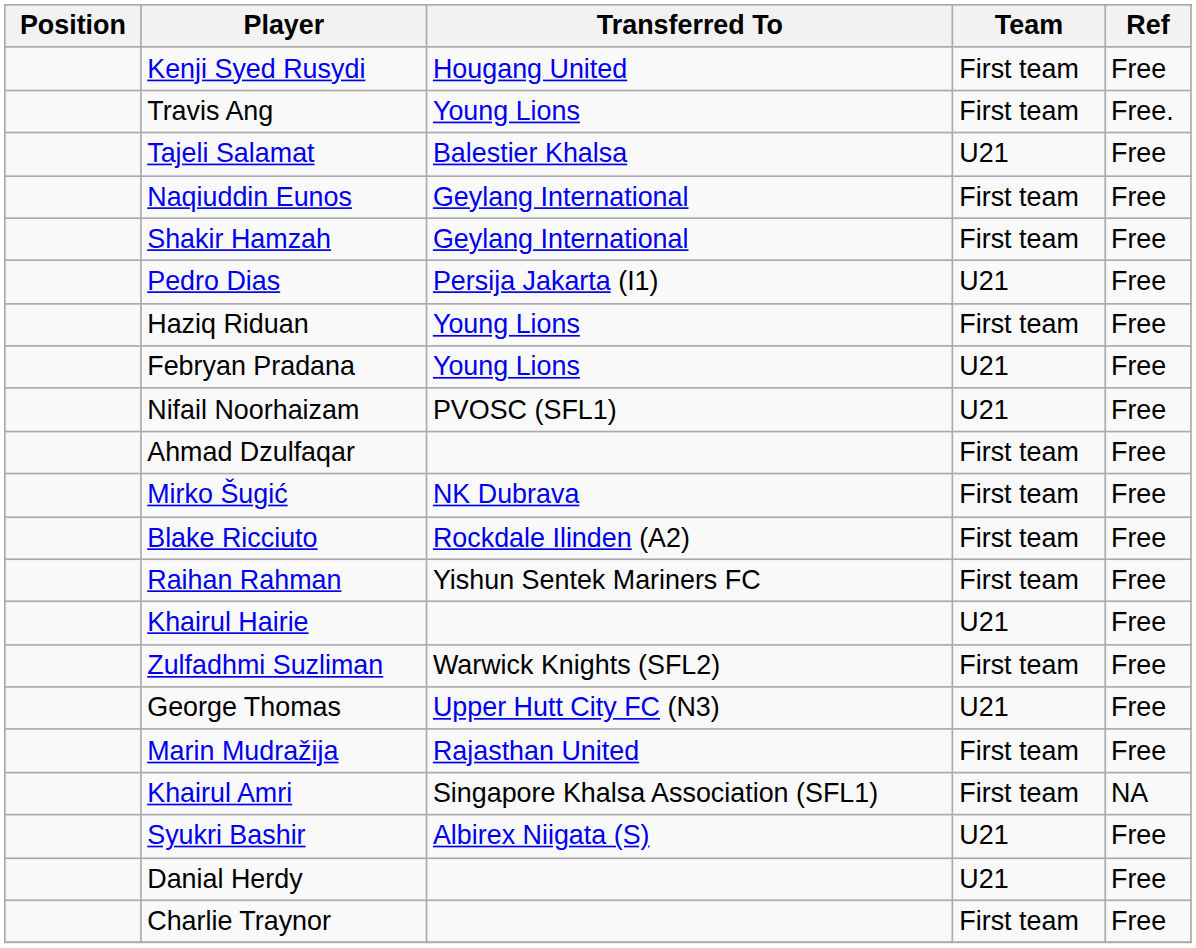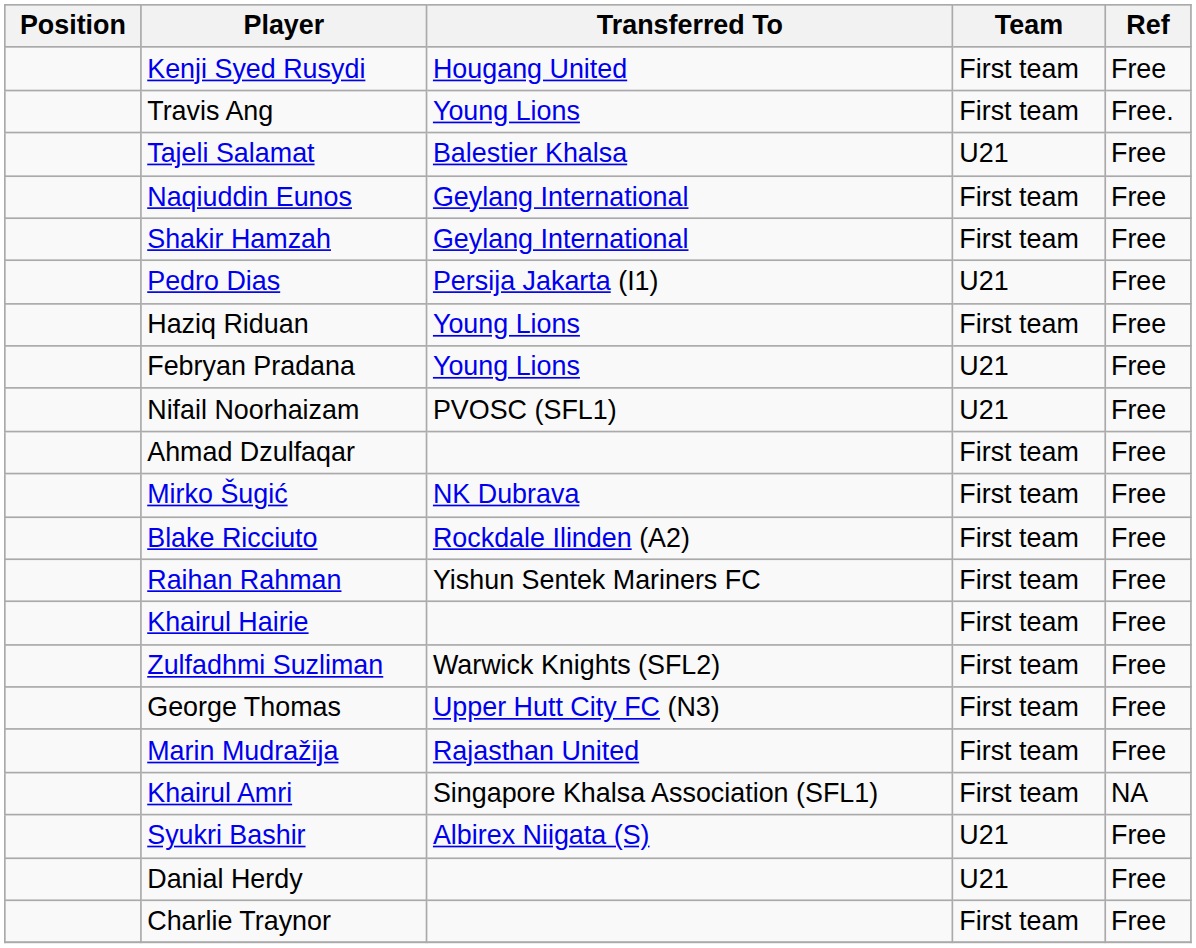(984, 622) U21 -> (1019, 622) First team
(984, 707) U21 -> (1019, 707) First team
